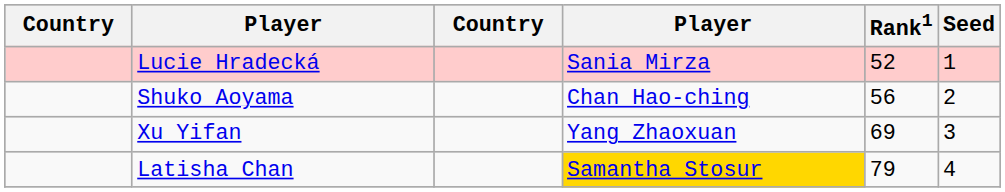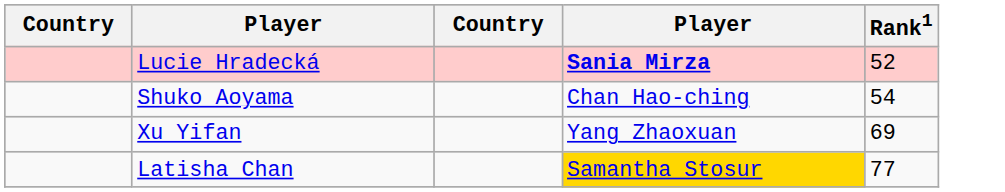- column: (969, 25)
(639, 63) normal -> (639, 63) bold
(883, 99) 56 -> (883, 99) 54
(883, 170) 79 -> (883, 170) 77
